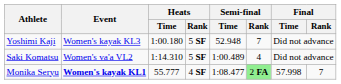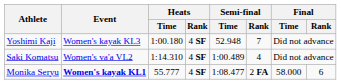(197, 42) 5 SF -> (197, 42) 4 SF
(197, 57) 5 SF -> (197, 57) 4 SF
(259, 72) lightgreen background -> (259, 72) no background
(289, 72) 57.998 -> (289, 72) 58.000
(321, 72) 7 -> (321, 72) 6
